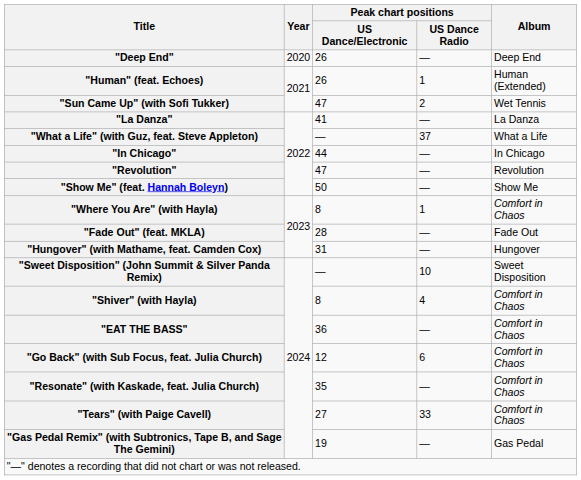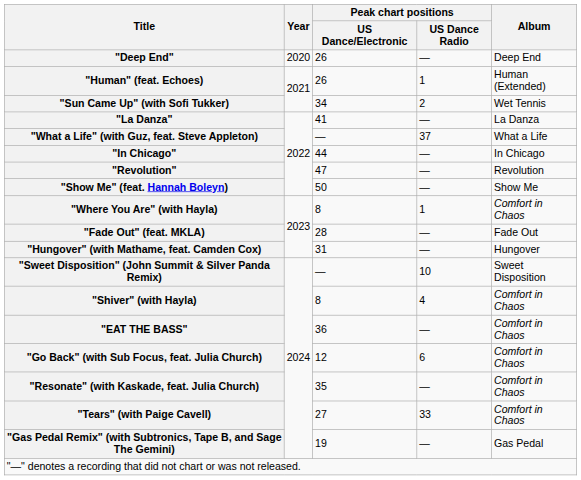(321, 103) 47 -> (321, 103) 34
